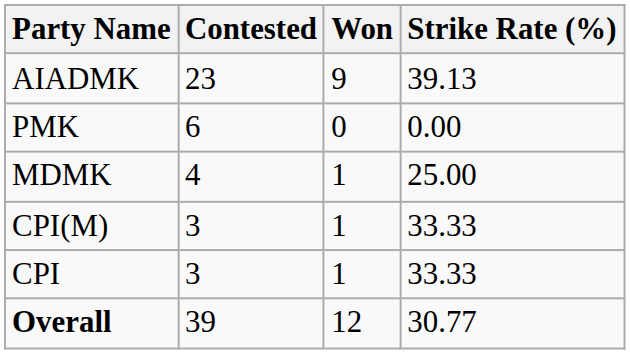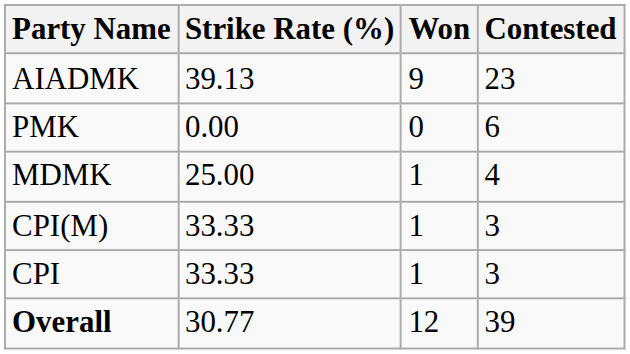columns swapped: (251, 28) <-> (512, 28)
